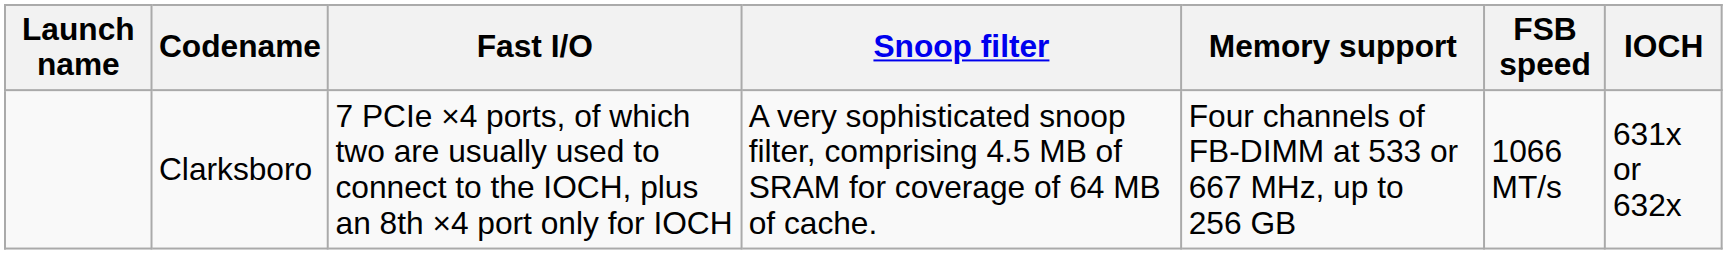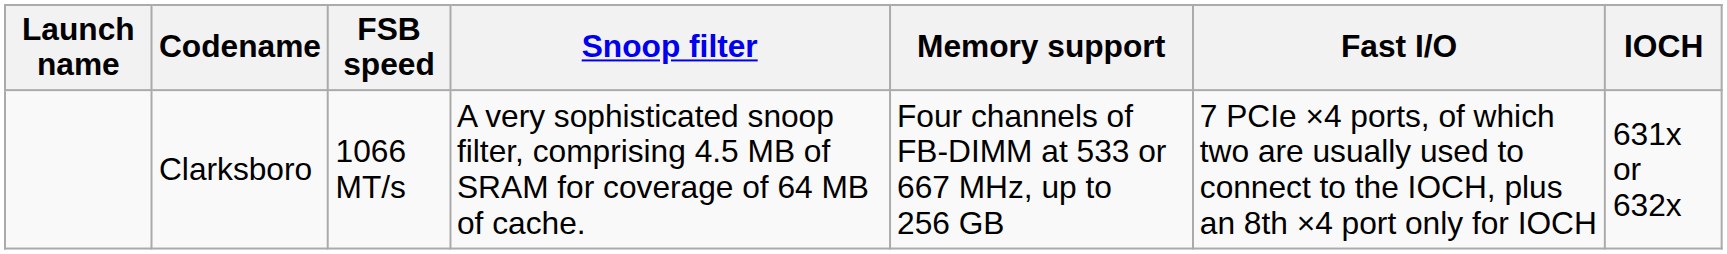columns swapped: (1545, 47) <-> (535, 47)
